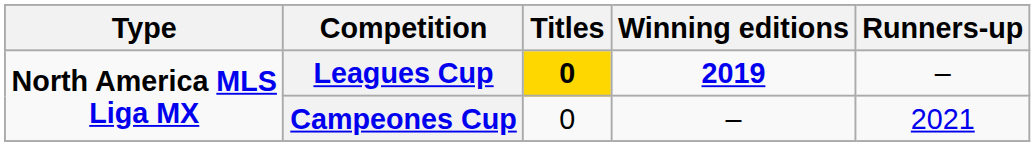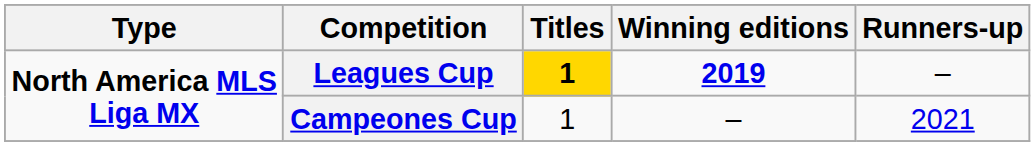(567, 73) 0 -> (567, 73) 1
(567, 119) 0 -> (567, 119) 1
